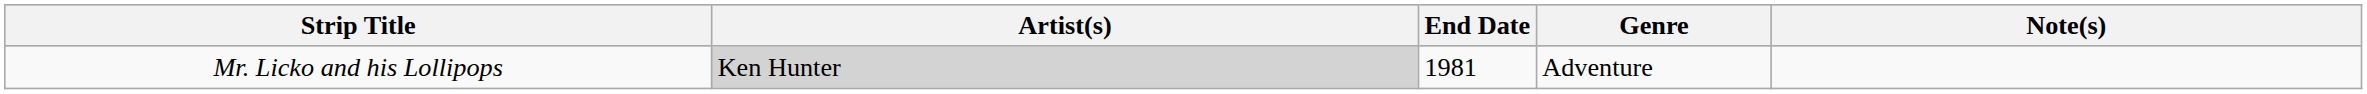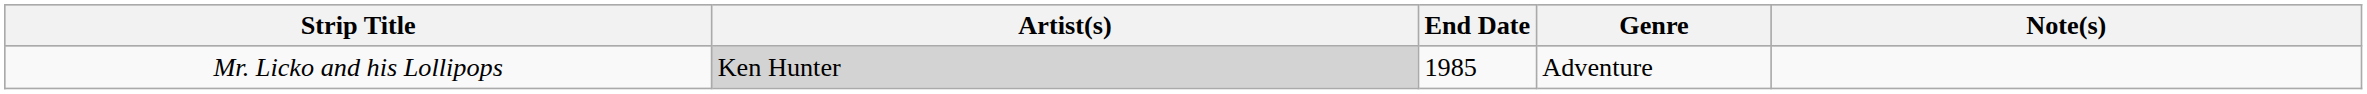(1451, 66) 1981 -> (1451, 66) 1985
